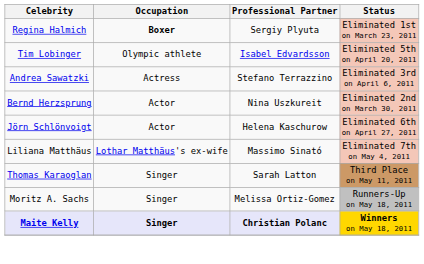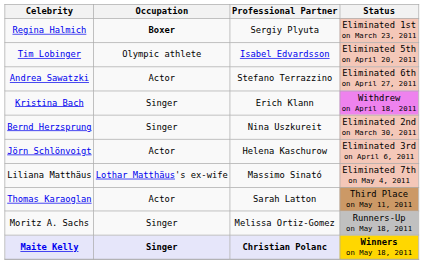(162, 79) Actress -> (162, 79) Actor
(379, 78) Eliminated 3rd on April 6, 2011 -> (379, 78) Eliminated 6th on April 27, 2011
+ row: (49, 103)
(162, 103) Actor -> (162, 127) Singer
(379, 127) Eliminated 6th on April 27, 2011 -> (379, 151) Eliminated 3rd on April 6, 2011
(162, 175) Singer -> (162, 199) Actor
